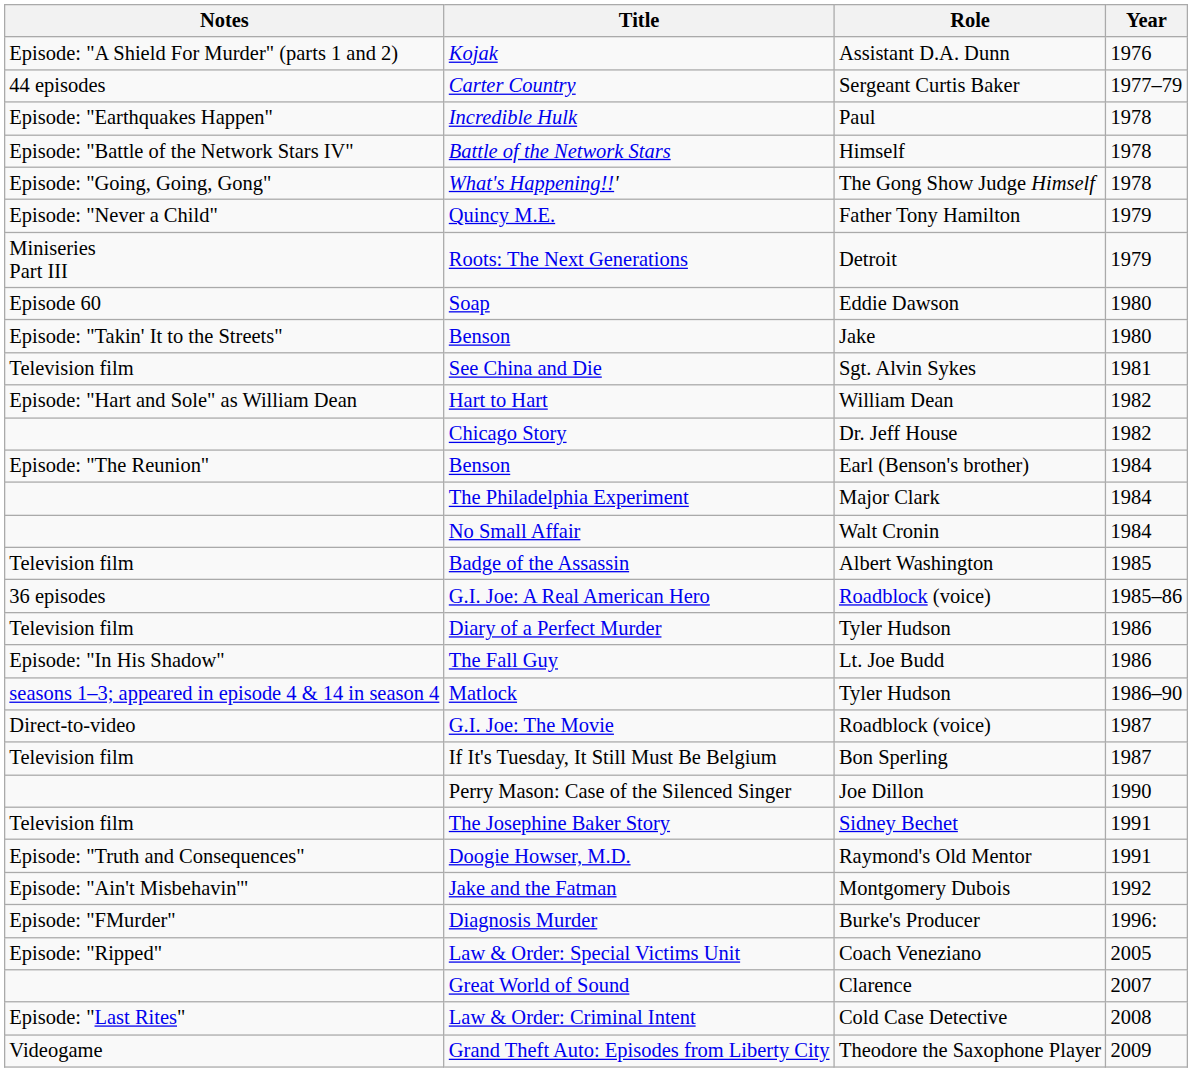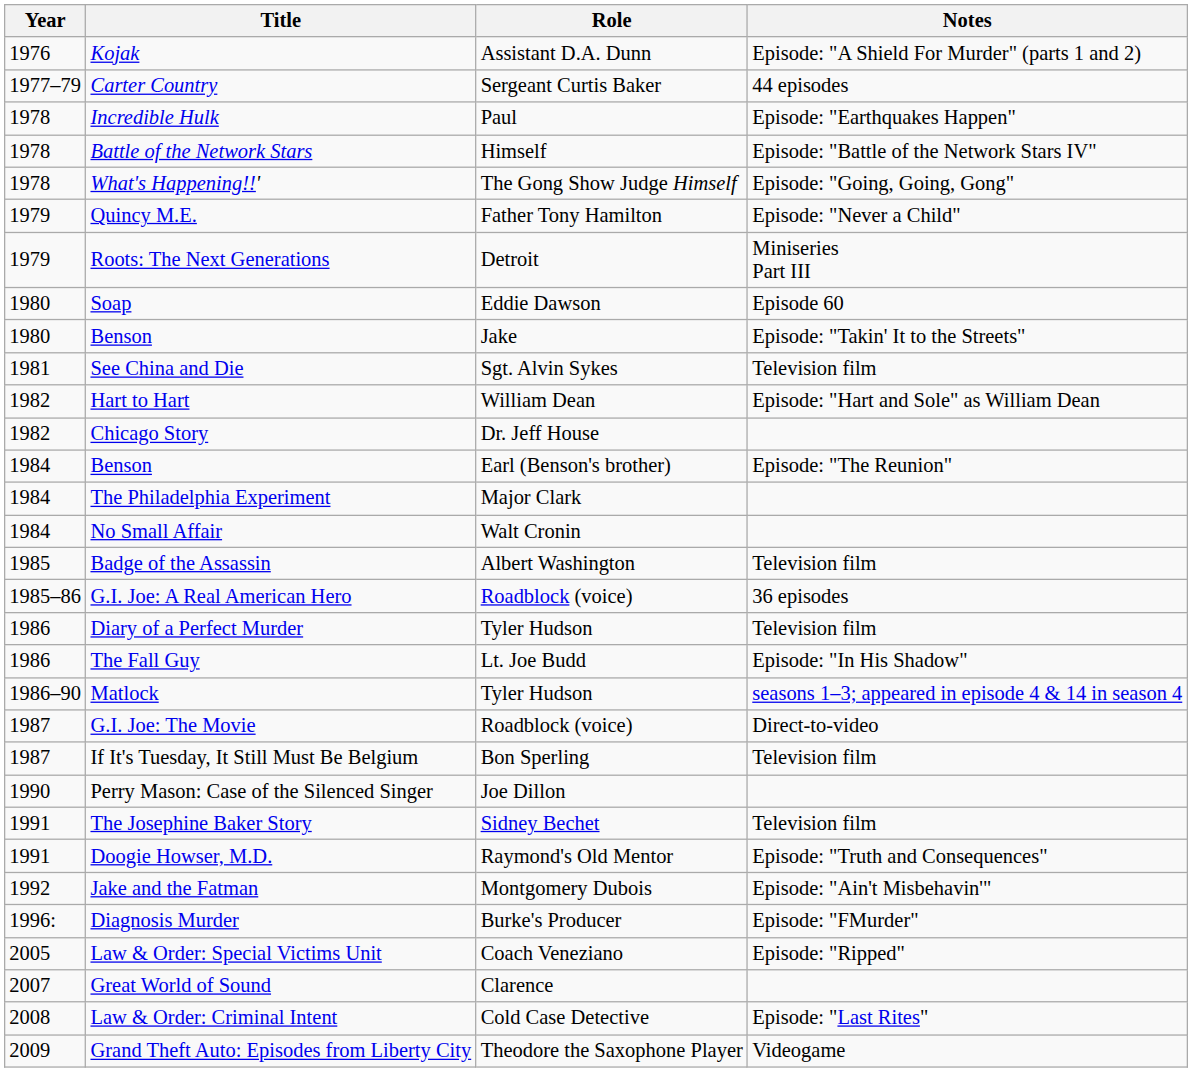columns swapped: (1146, 20) <-> (224, 20)
